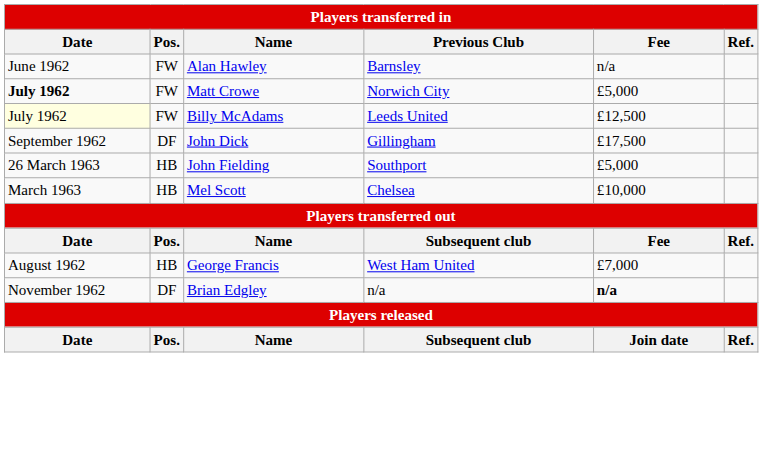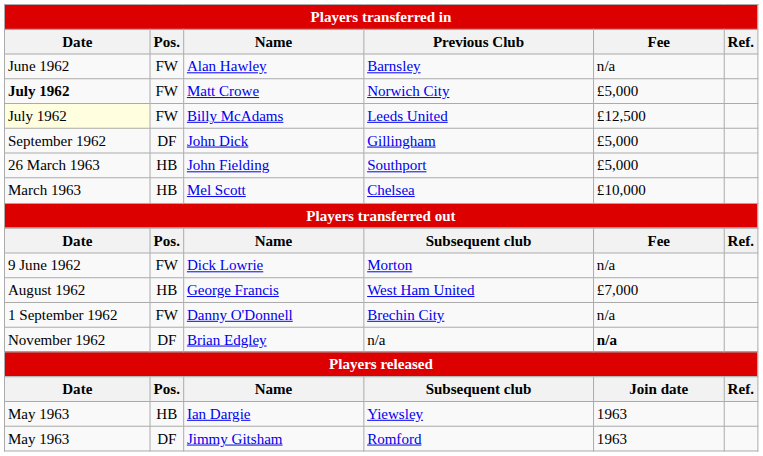(621, 141) £17,500 -> (618, 141) £5,000
+ row: (225, 265)
+ row: (240, 314)
+ row: (219, 414)
+ row: (235, 438)
